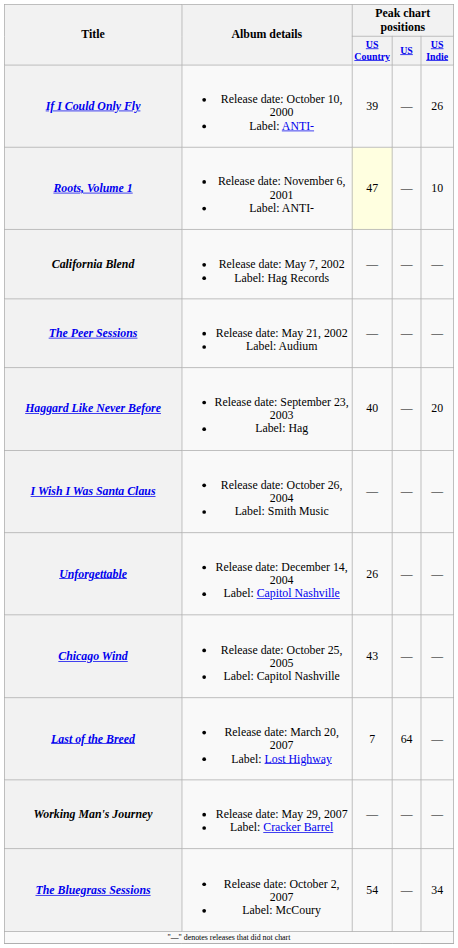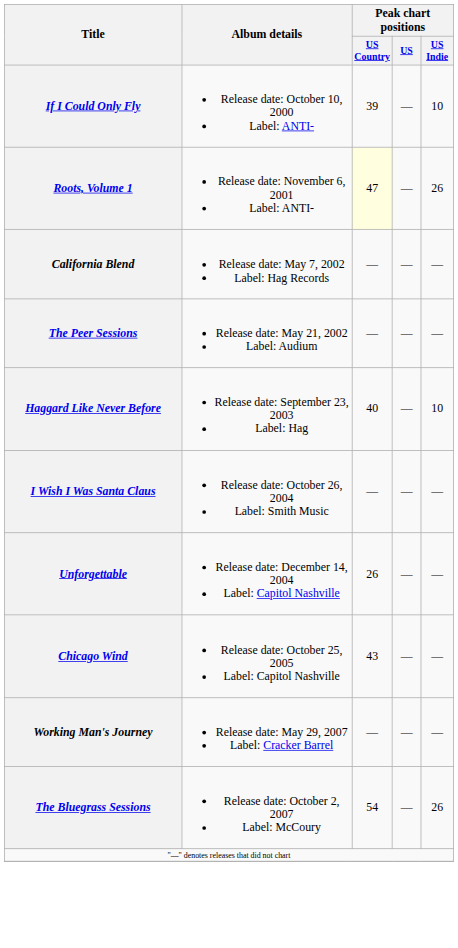(437, 106) 26 -> (437, 106) 10
(437, 188) 10 -> (437, 188) 26
(437, 409) 20 -> (437, 409) 10
- row: (93, 738)
(437, 890) 34 -> (437, 807) 26
